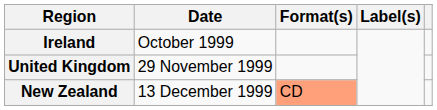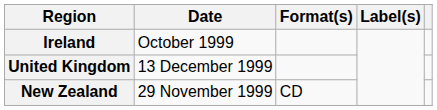(205, 67) 29 November 1999 -> (205, 67) 13 December 1999
(205, 92) 13 December 1999 -> (205, 92) 29 November 1999
(291, 92) lightsalmon background -> (291, 92) no background
